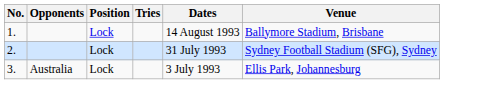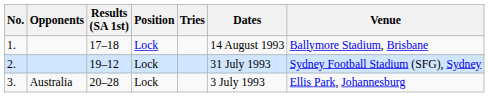+ column: (109, 20)
